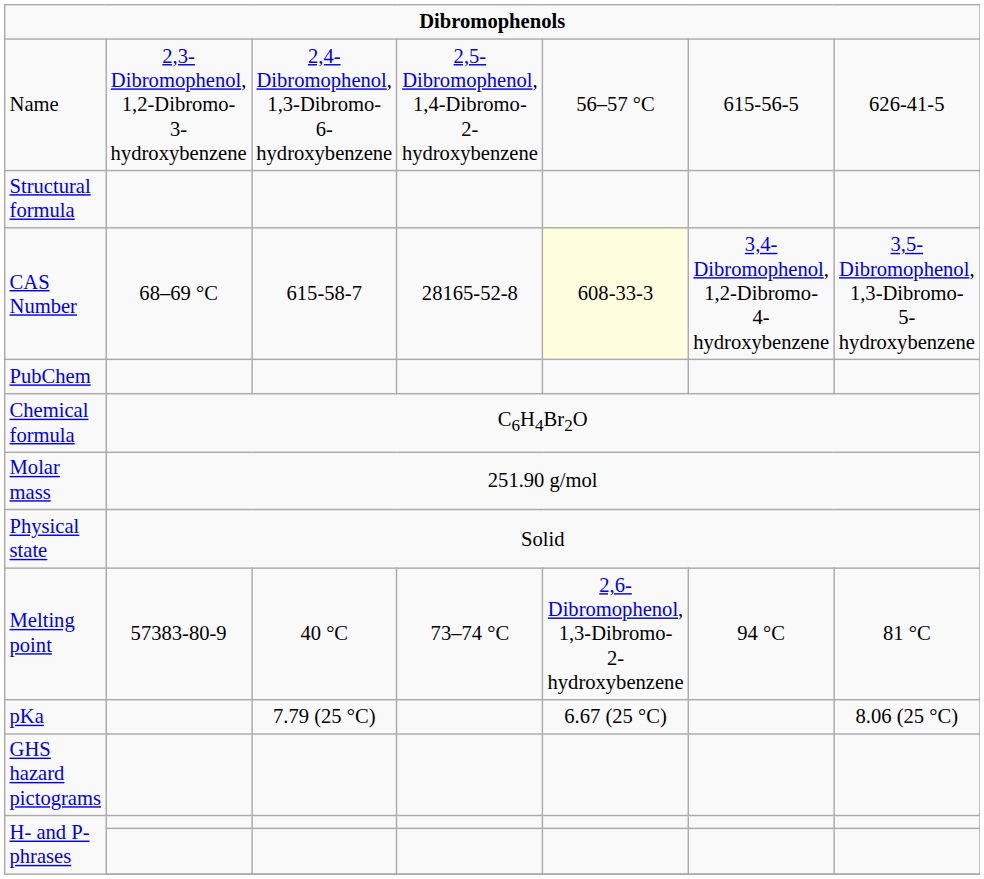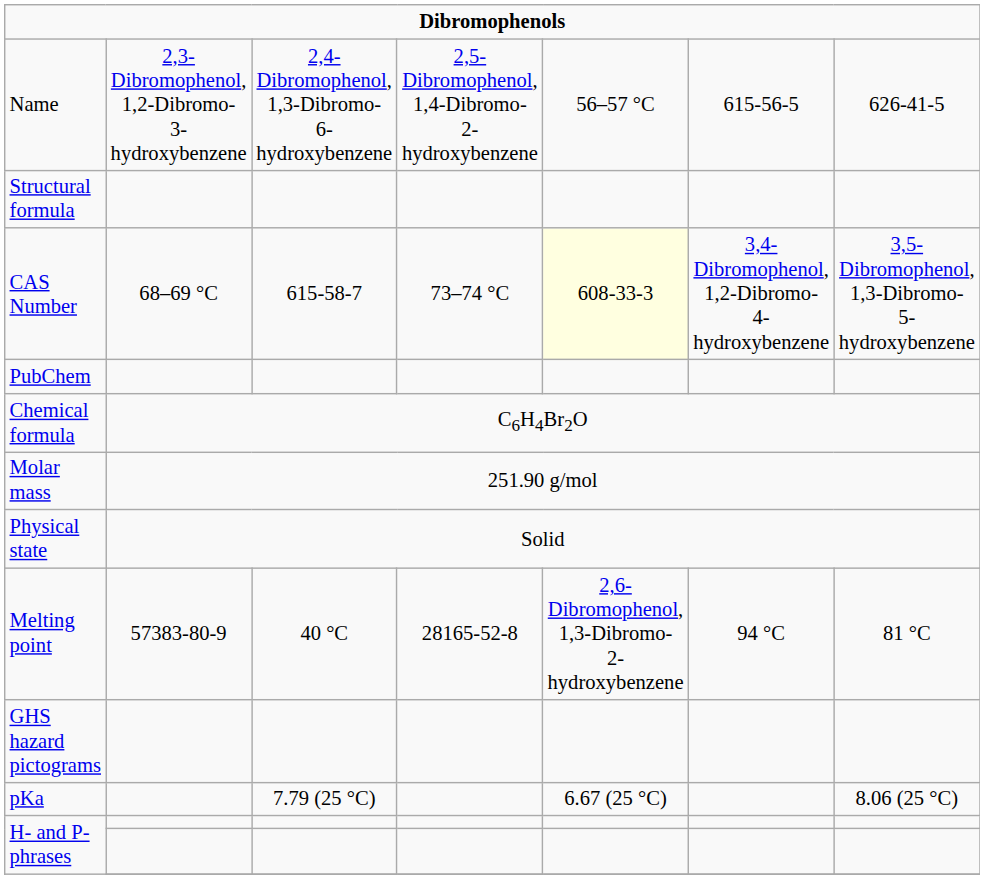(470, 293) 28165-52-8 -> (470, 293) 73–74 °C
(470, 633) 73–74 °C -> (470, 633) 28165-52-8
rows swapped: (27, 716) <-> (55, 774)
